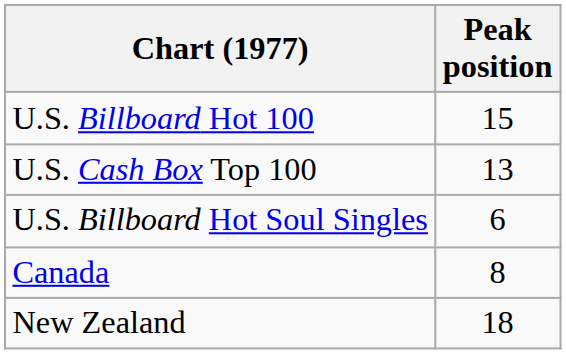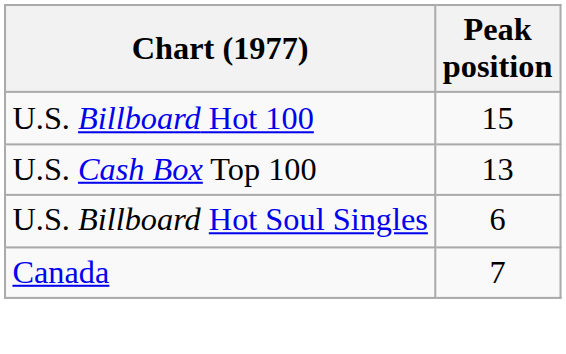(498, 271) 8 -> (498, 271) 7
- row: (99, 322)
